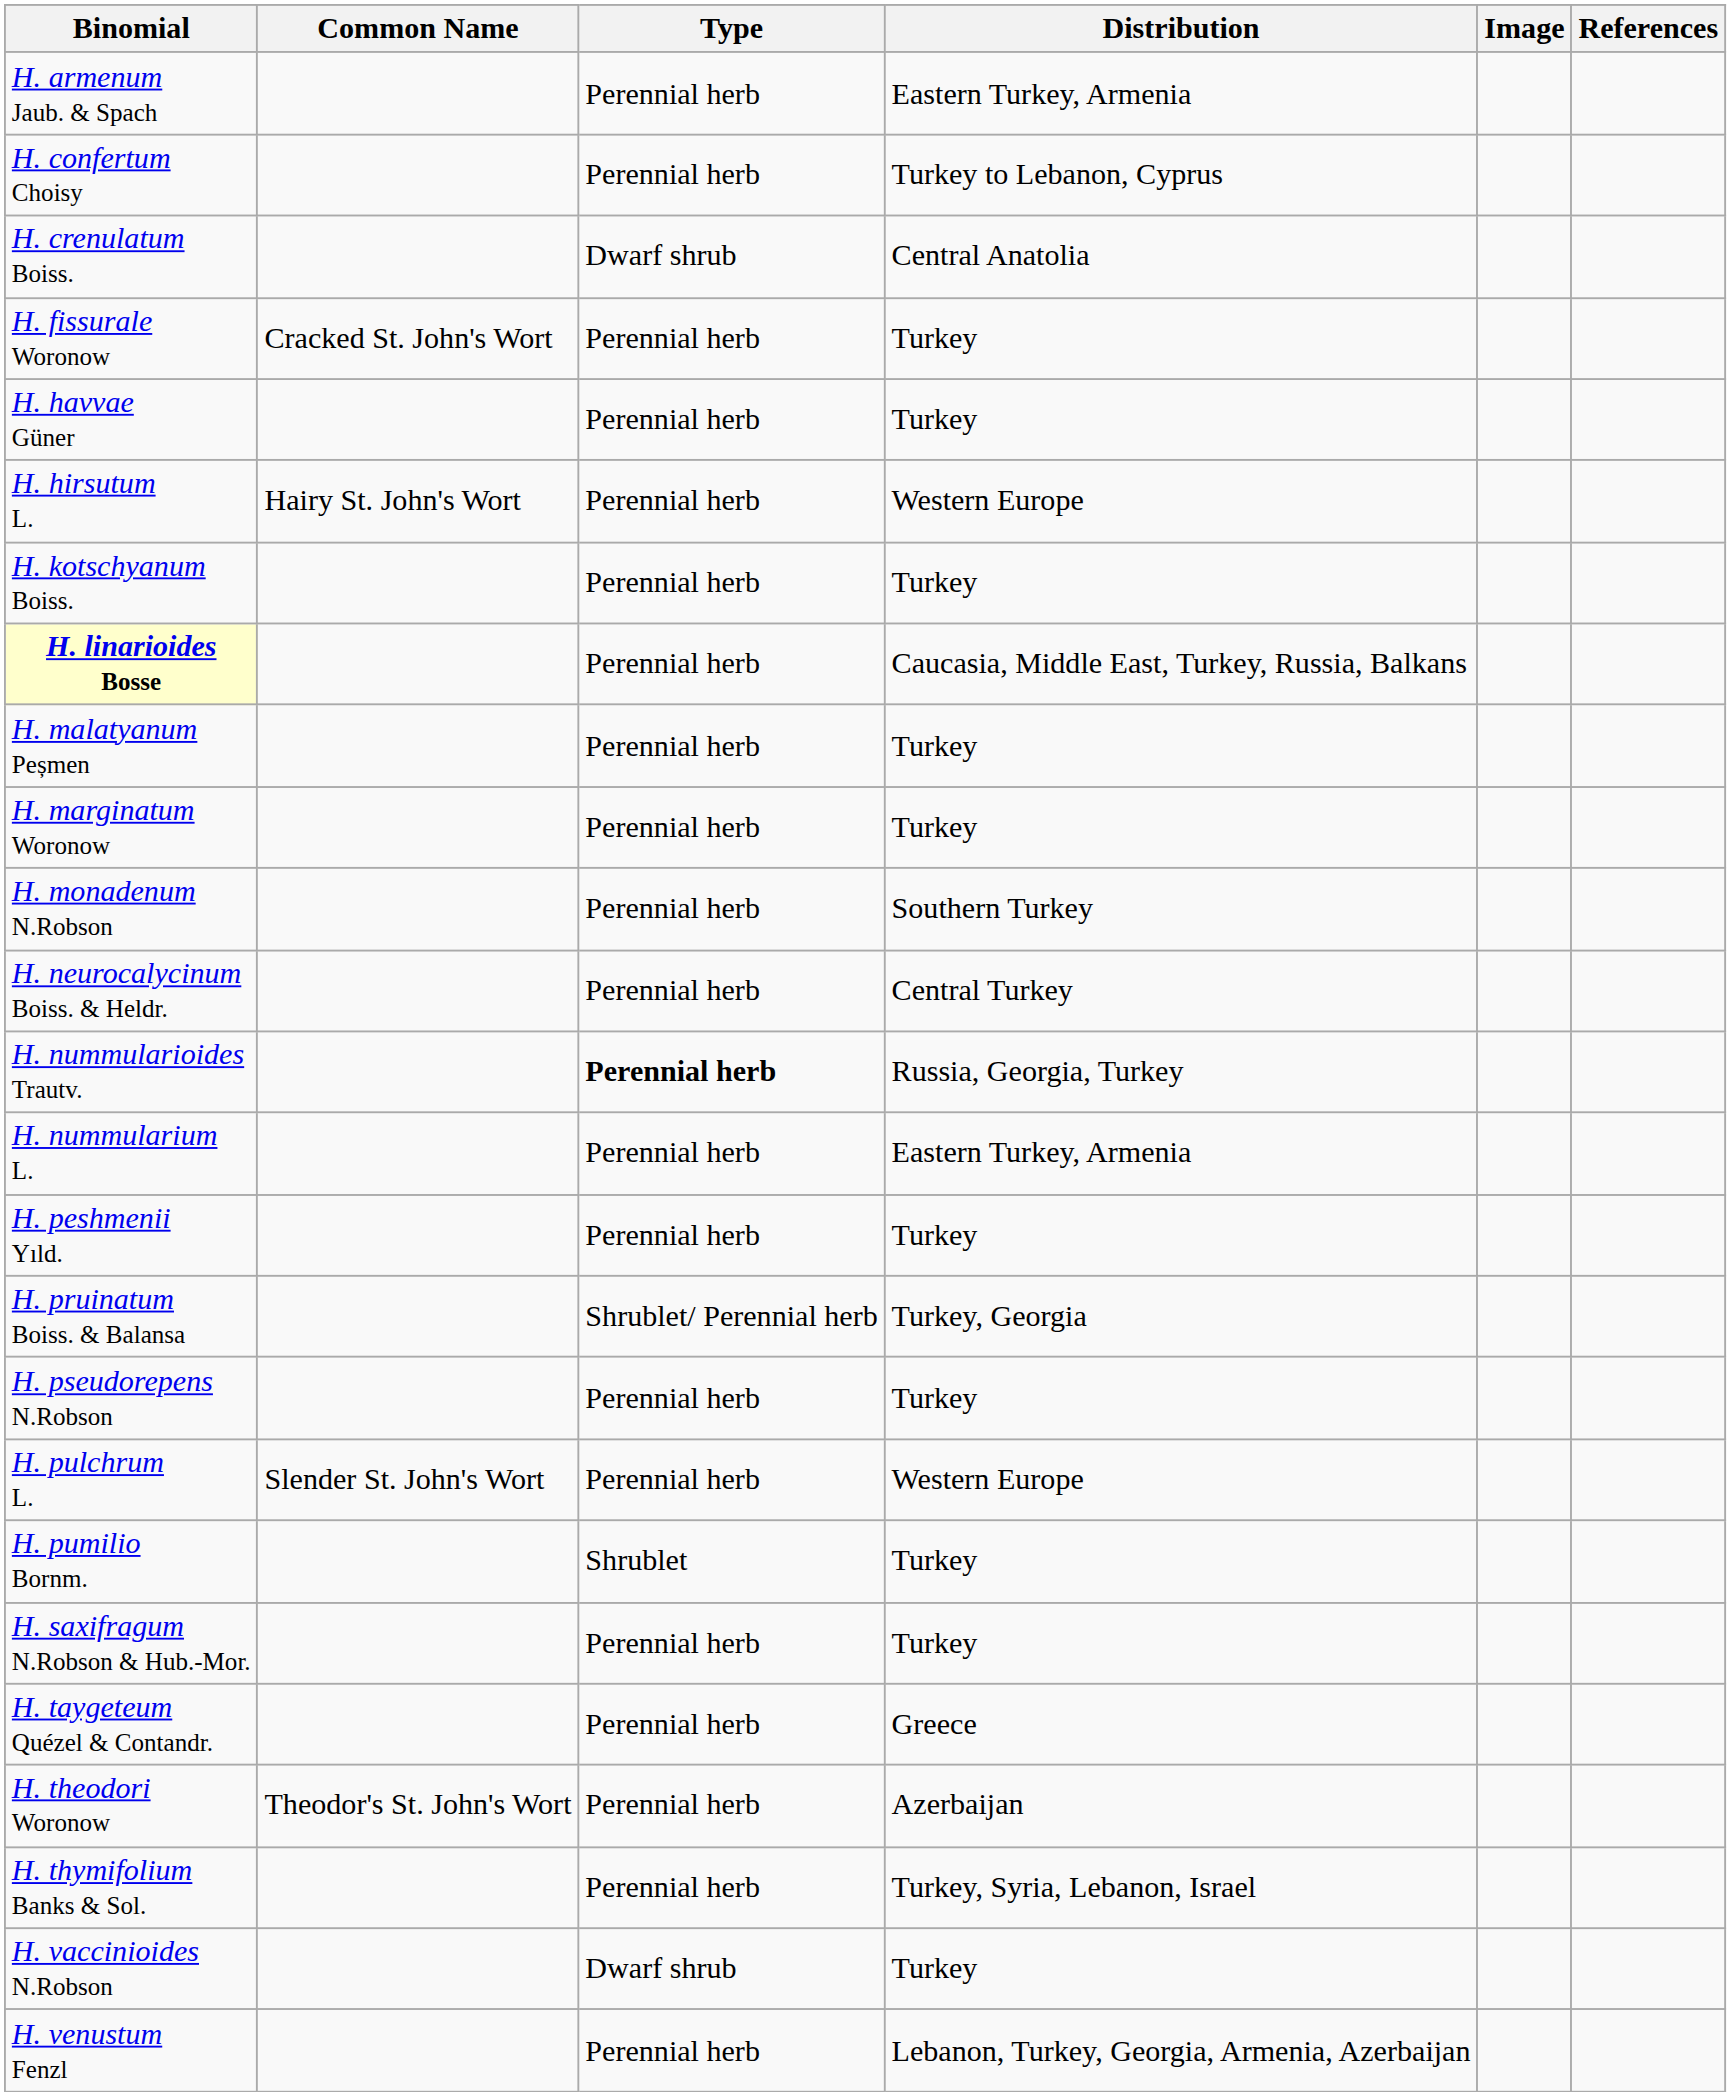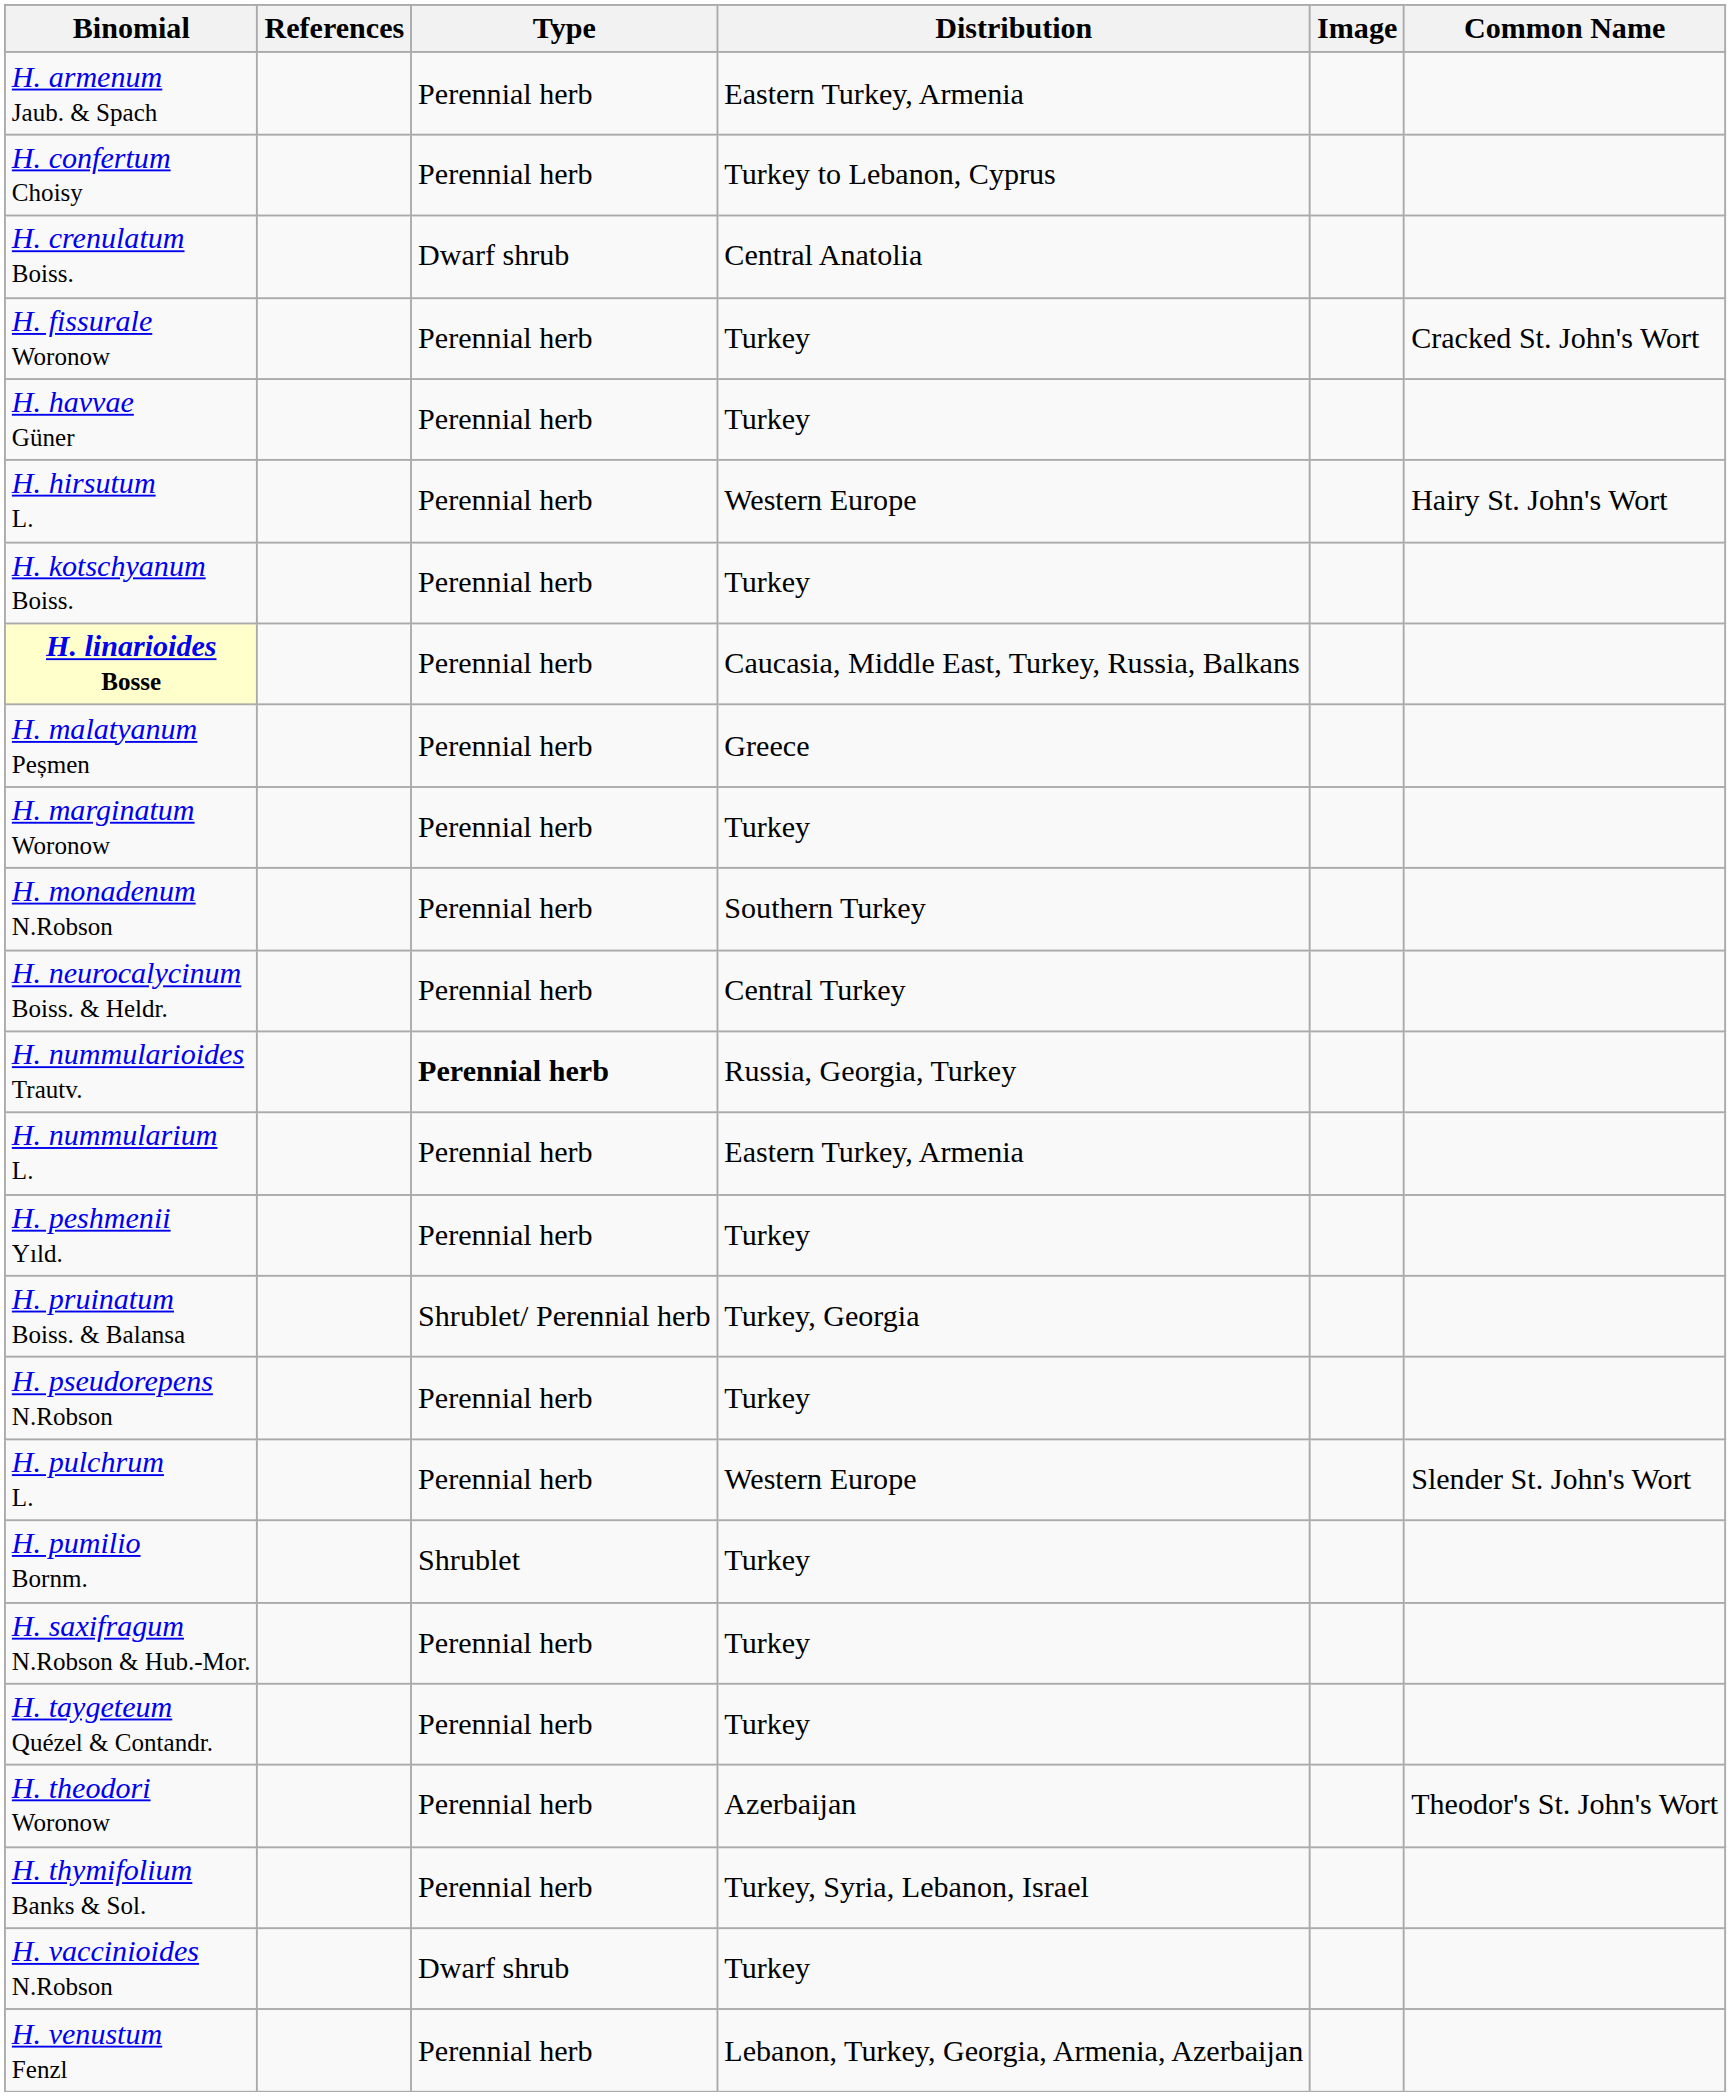columns swapped: (418, 28) <-> (1648, 28)
(934, 745) Turkey -> (767, 745) Greece
(934, 1723) Greece -> (767, 1723) Turkey
